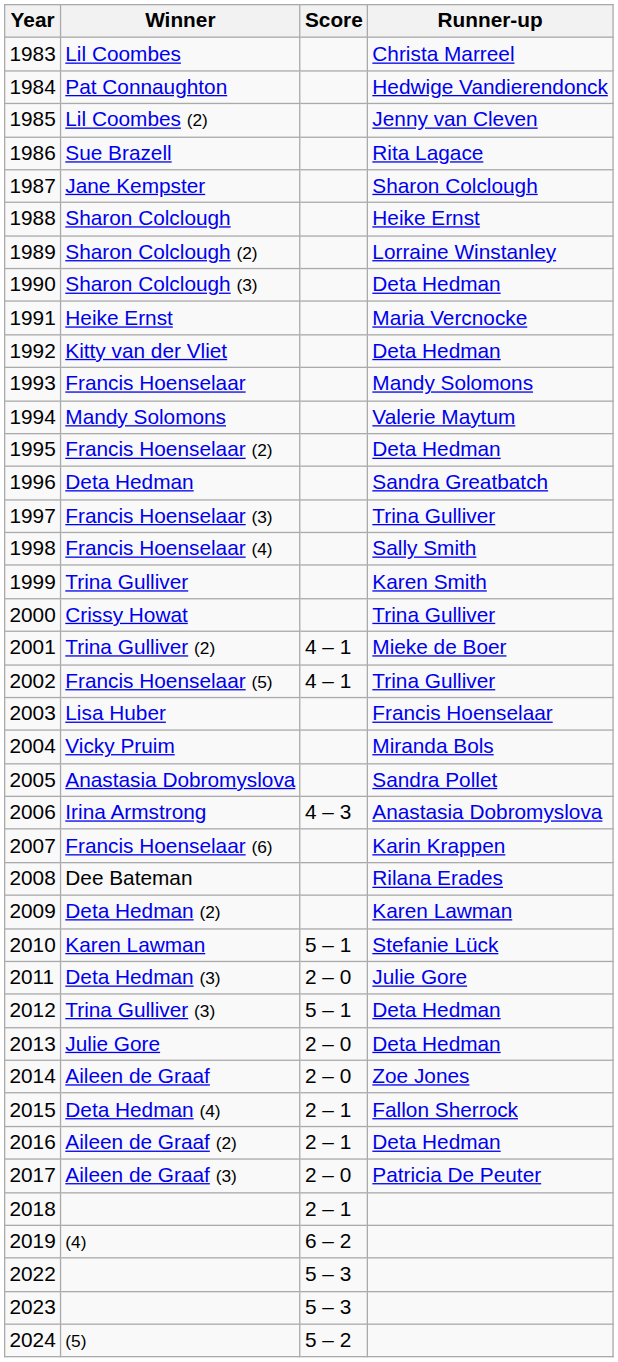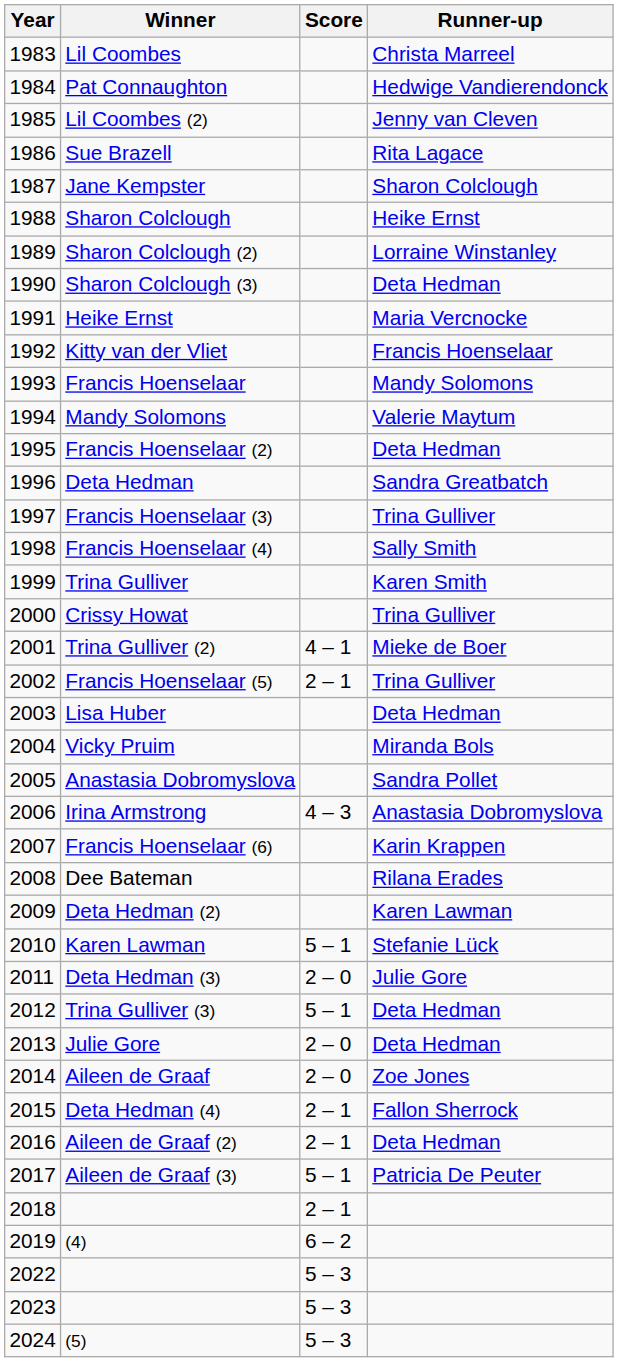(437, 350) Deta Hedman -> (463, 350) Francis Hoenselaar
(328, 680) 4 – 1 -> (328, 680) 2 – 1
(463, 713) Francis Hoenselaar -> (437, 713) Deta Hedman
(328, 1175) 2 – 0 -> (328, 1175) 5 – 1
(328, 1340) 5 – 2 -> (328, 1340) 5 – 3
